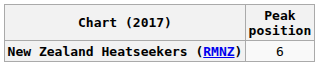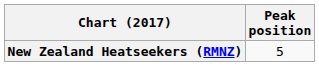(280, 51) 6 -> (280, 51) 5
